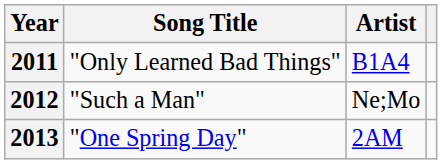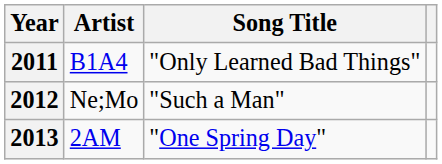columns swapped: (205, 23) <-> (386, 23)
